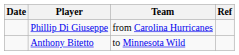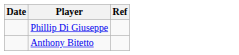- column: (163, 12)
